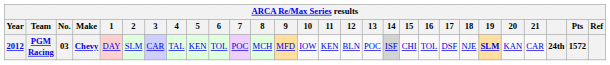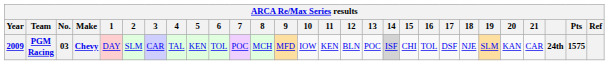(15, 47) 2012 -> (15, 47) 2009
(490, 47) bold -> (489, 47) normal
(577, 47) 1572 -> (576, 47) 1575
